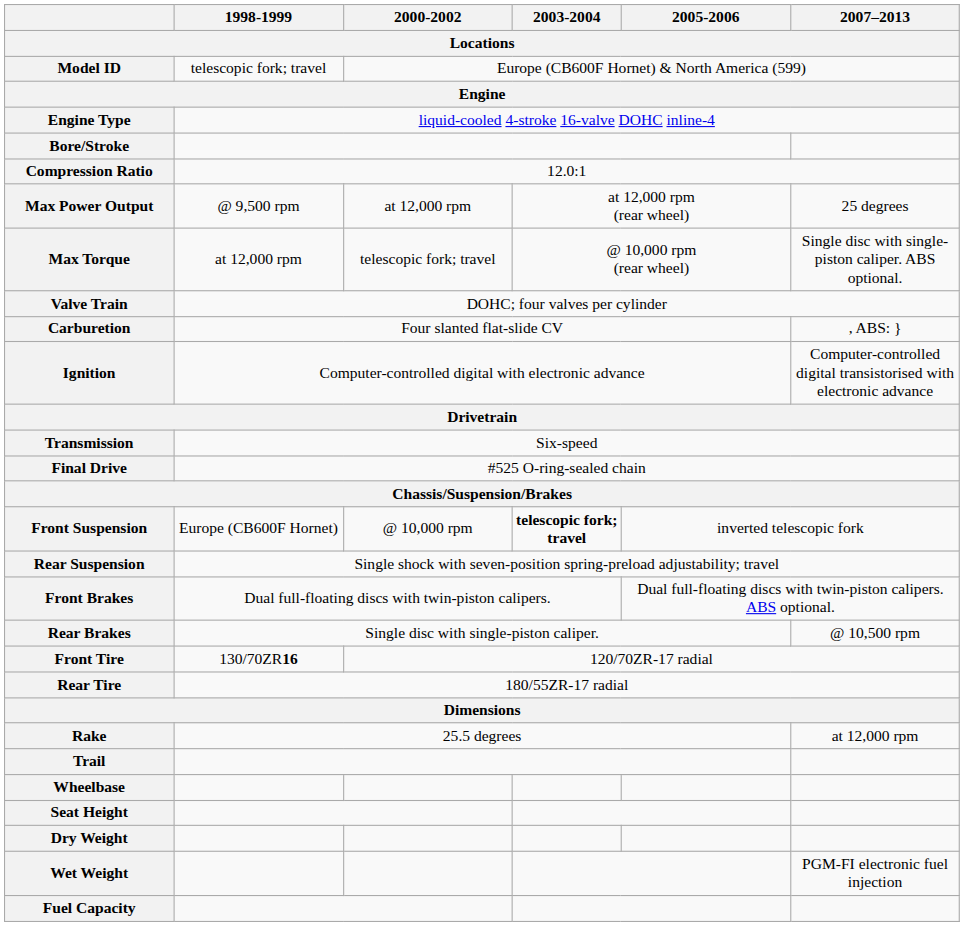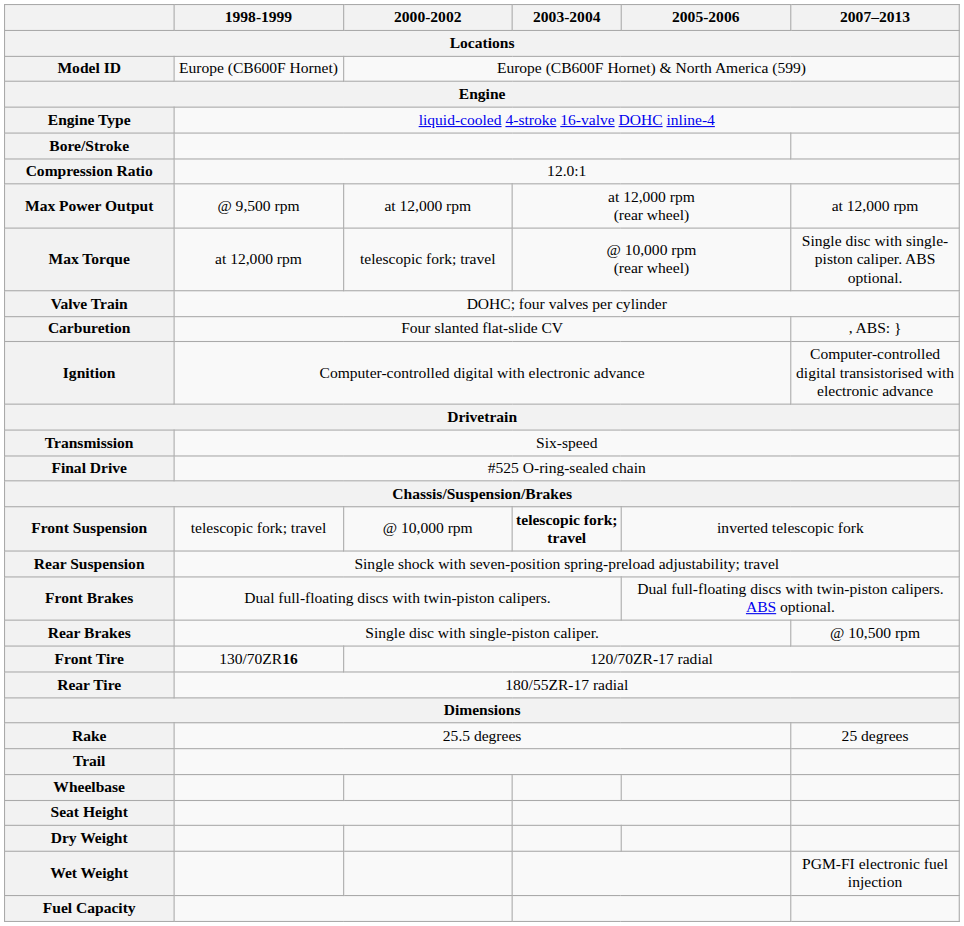(258, 69) telescopic fork; travel -> (258, 69) Europe (CB600F Hornet)
(875, 206) 25 degrees -> (875, 206) at 12,000 rpm
(258, 529) Europe (CB600F Hornet) -> (258, 529) telescopic fork; travel
(875, 736) at 12,000 rpm -> (875, 736) 25 degrees
